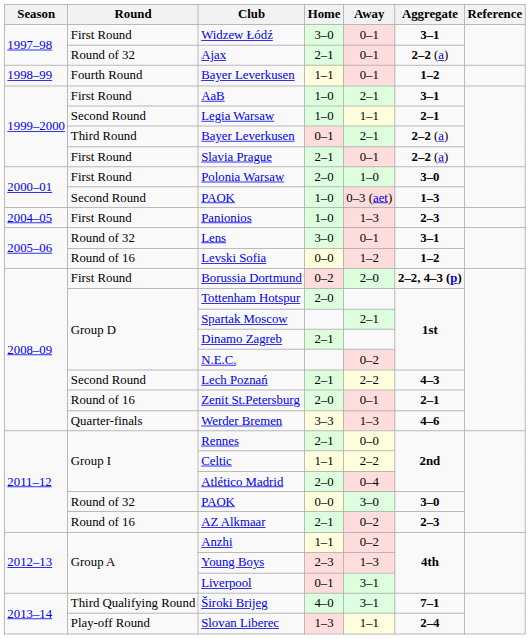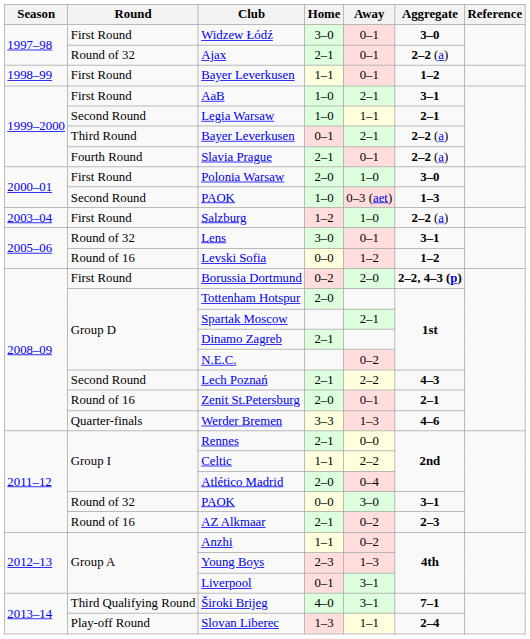(430, 34) 3–1 -> (430, 34) 3–0
(107, 75) Fourth Round -> (101, 75) First Round
(101, 156) First Round -> (107, 156) Fourth Round
+ row: (224, 217)
- row: (226, 217)
(430, 501) 3–0 -> (430, 501) 3–1
